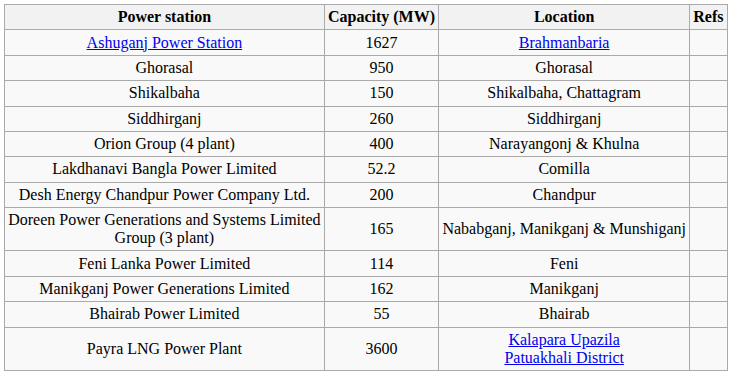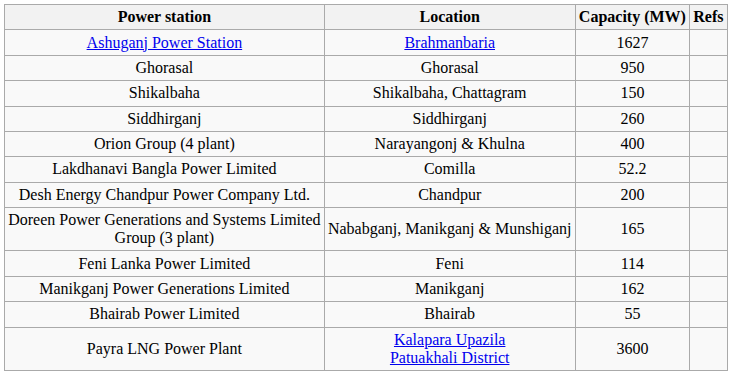columns swapped: (564, 17) <-> (381, 17)
